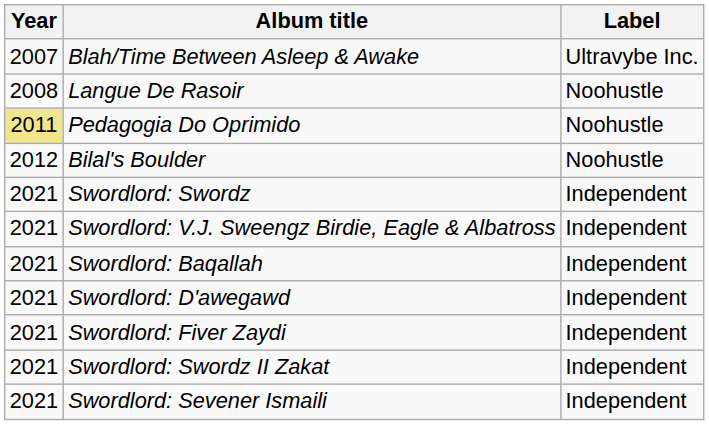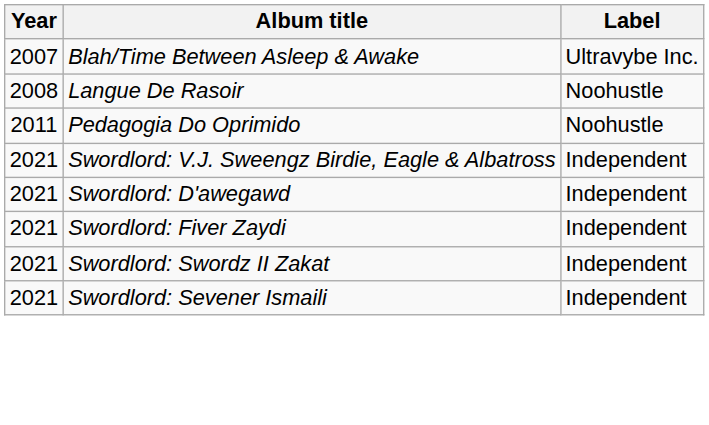(34, 125) khaki background -> (34, 125) no background
- row: (137, 159)
- row: (159, 194)
- row: (166, 263)
